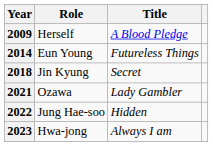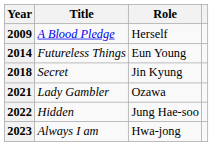columns swapped: (155, 14) <-> (71, 14)
